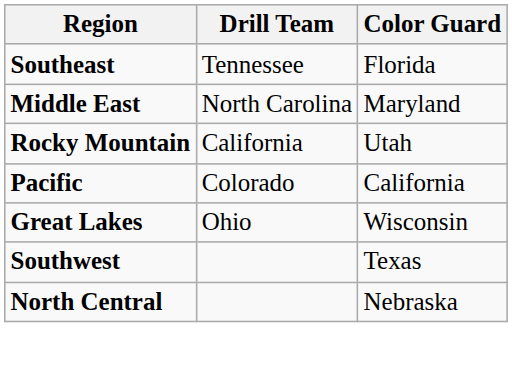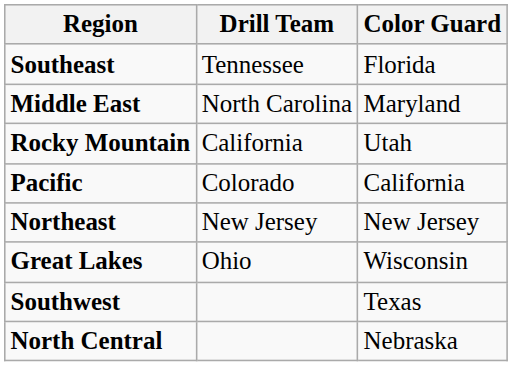+ row: (63, 222)
